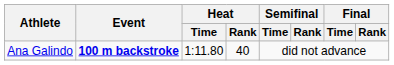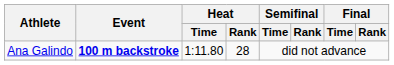(243, 51) 40 -> (243, 51) 28
